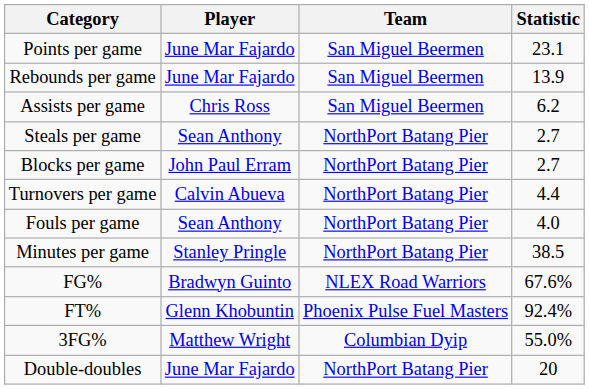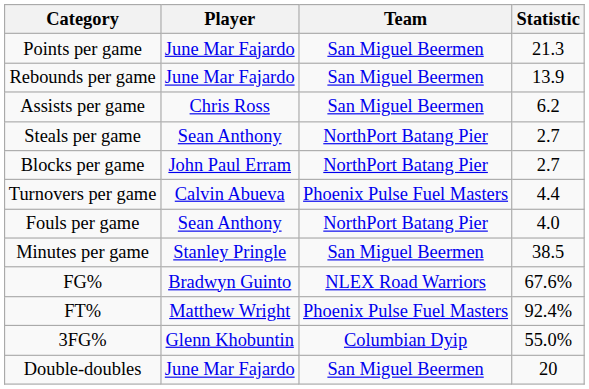(548, 48) 23.1 -> (548, 48) 21.3
(406, 194) NorthPort Batang Pier -> (406, 194) Phoenix Pulse Fuel Masters
(406, 252) NorthPort Batang Pier -> (406, 252) San Miguel Beermen
(230, 310) Glenn Khobuntin -> (230, 310) Matthew Wright
(230, 340) Matthew Wright -> (230, 340) Glenn Khobuntin
(406, 369) NorthPort Batang Pier -> (406, 369) San Miguel Beermen
